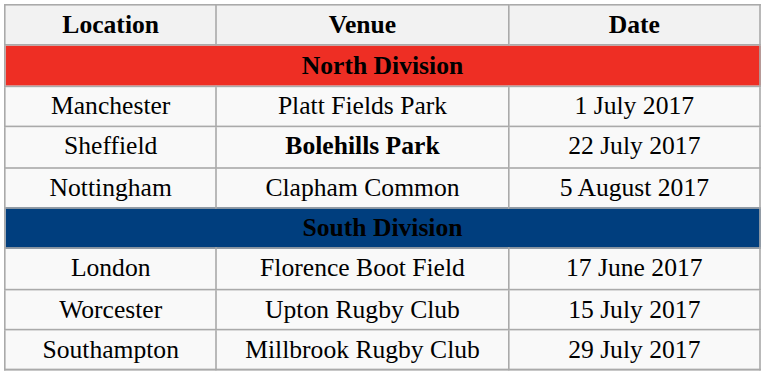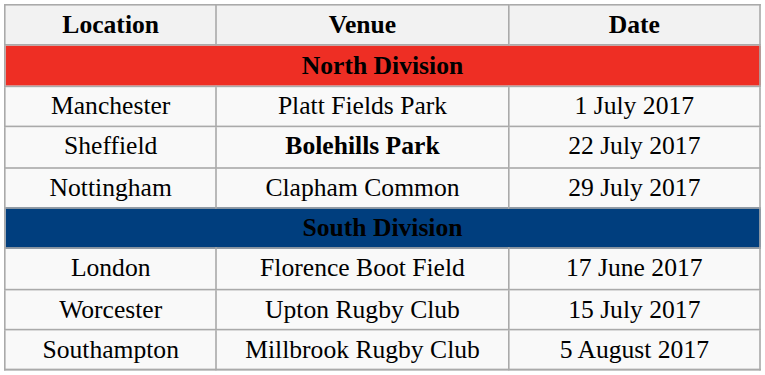(634, 187) 5 August 2017 -> (634, 187) 29 July 2017
(634, 349) 29 July 2017 -> (634, 349) 5 August 2017
